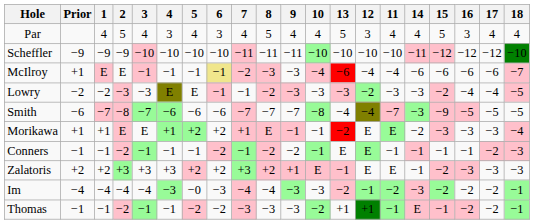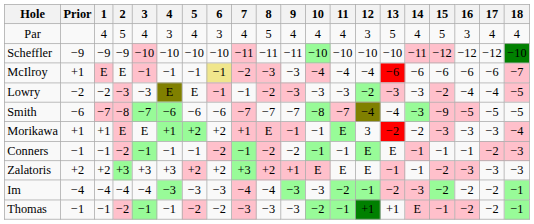columns swapped: (393, 14) <-> (343, 14)
(368, 131) E -> (368, 131) 3
(194, 190) −0 -> (194, 190) −3
